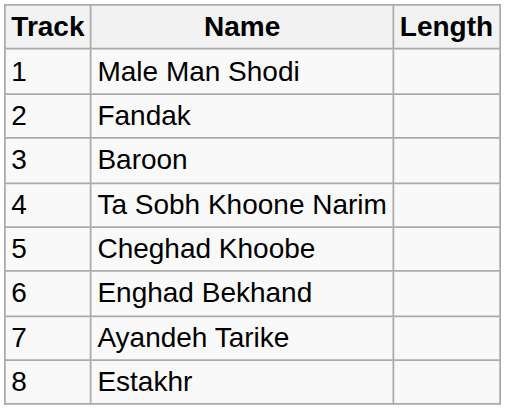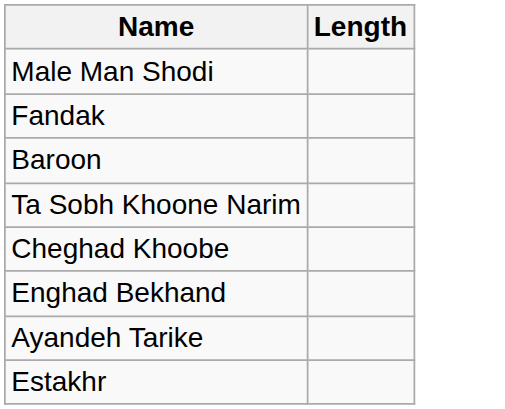- column: (48, 26)
